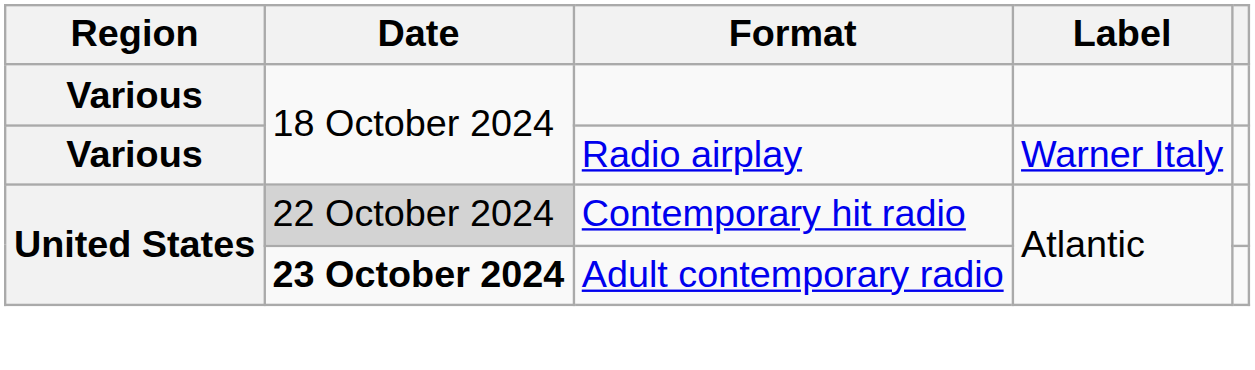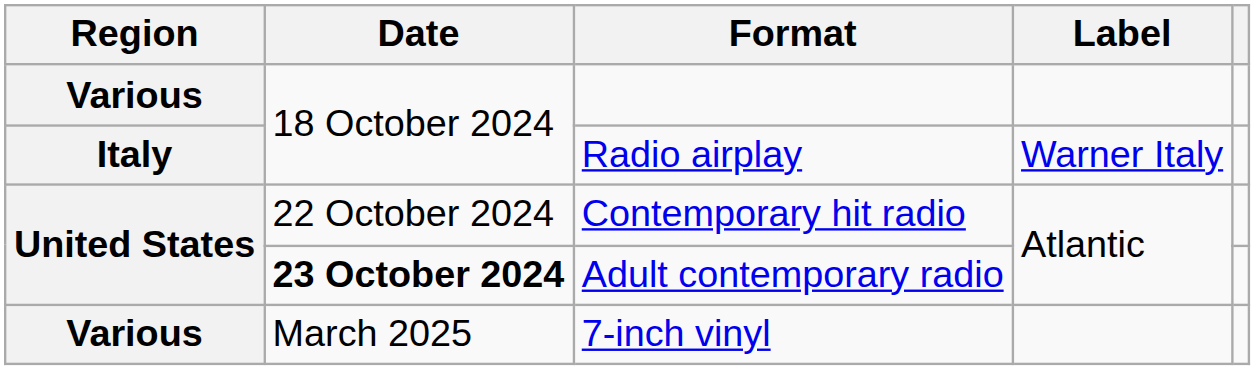(135, 154) Various -> (135, 154) Italy
(413, 214) lightgrey background -> (413, 214) no background
+ row: (676, 333)
